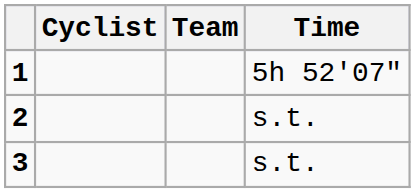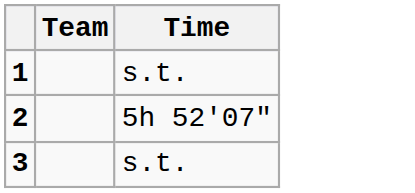- column: (100, 28)
(327, 73) 5h 52'07" -> (155, 73) s.t.
(285, 118) s.t. -> (197, 118) 5h 52'07"
